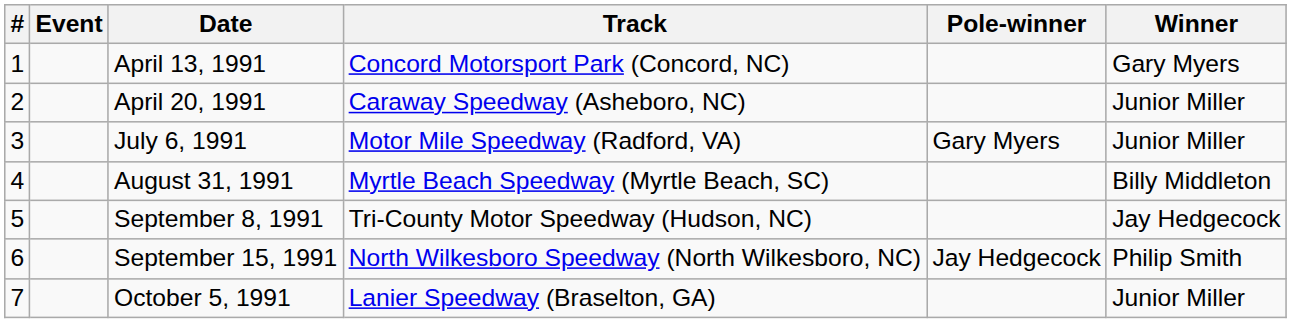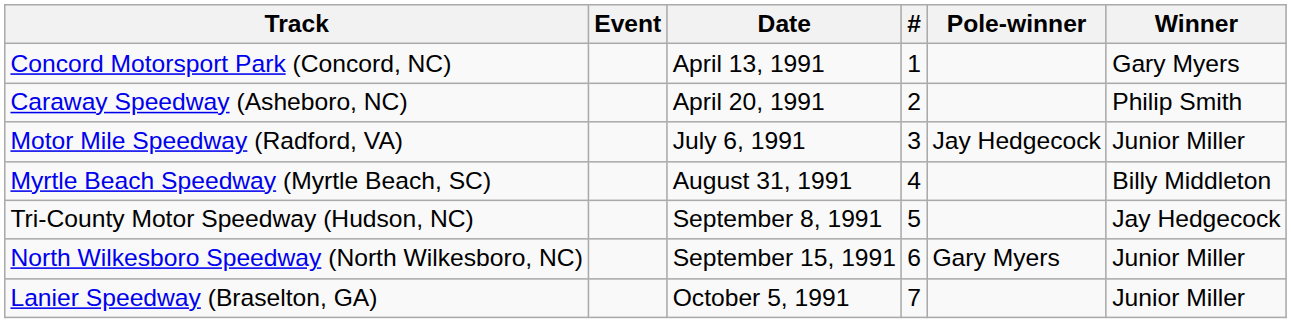columns swapped: (17, 24) <-> (635, 24)
(1179, 102) Junior Miller -> (1177, 102) Philip Smith
(996, 141) Gary Myers -> (1017, 141) Jay Hedgecock
(1017, 258) Jay Hedgecock -> (996, 258) Gary Myers
(1177, 258) Philip Smith -> (1179, 258) Junior Miller
